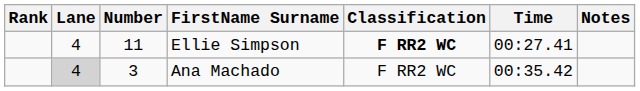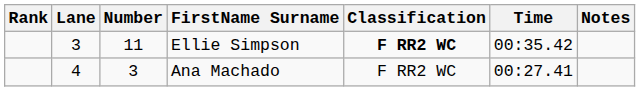(76, 45) 4 -> (76, 45) 3
(533, 45) 00:27.41 -> (533, 45) 00:35.42
(76, 72) lightgrey background -> (76, 72) no background
(533, 72) 00:35.42 -> (533, 72) 00:27.41
